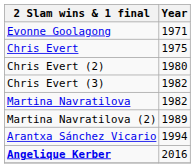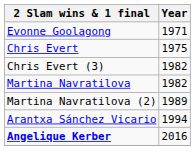- row: (56, 66)
